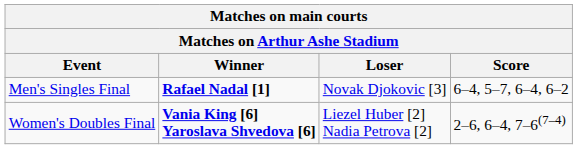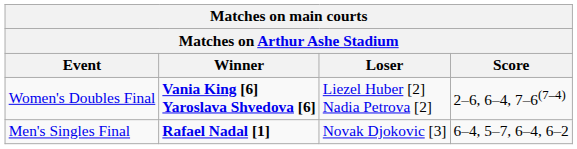rows swapped: (82, 122) <-> (69, 89)
